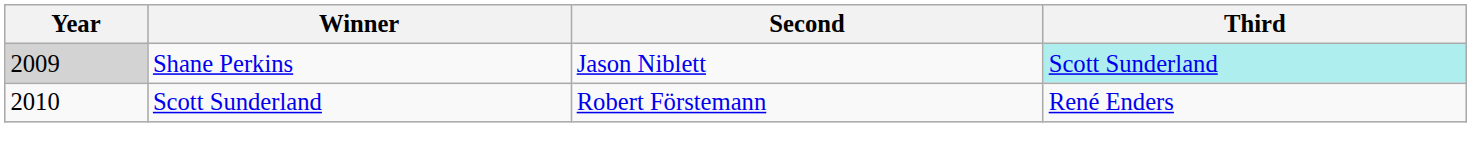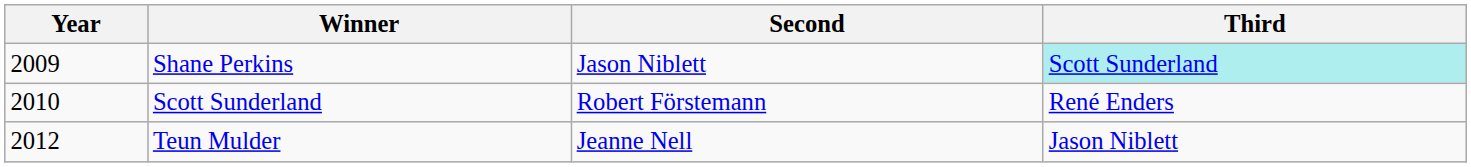(35, 63) lightgrey background -> (35, 63) no background
+ row: (217, 141)
